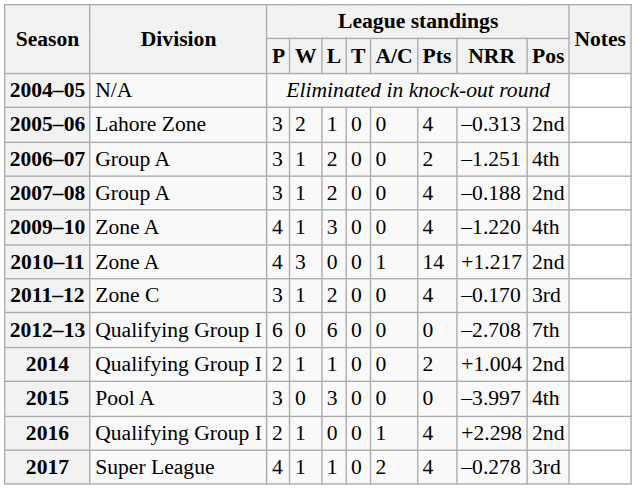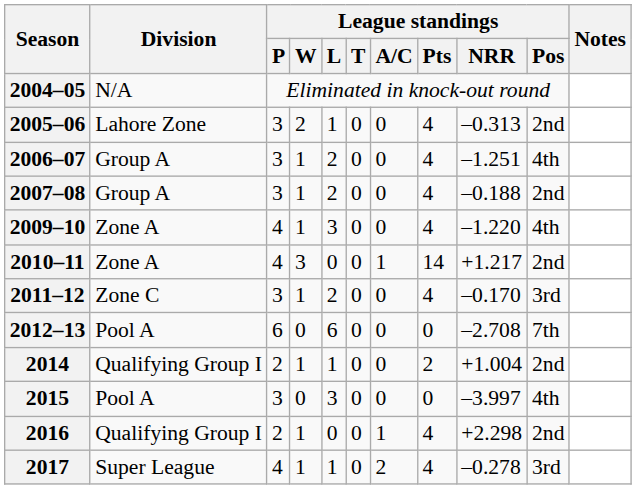(428, 158) 2 -> (428, 158) 4
(179, 329) Qualifying Group I -> (125, 329) Pool A
